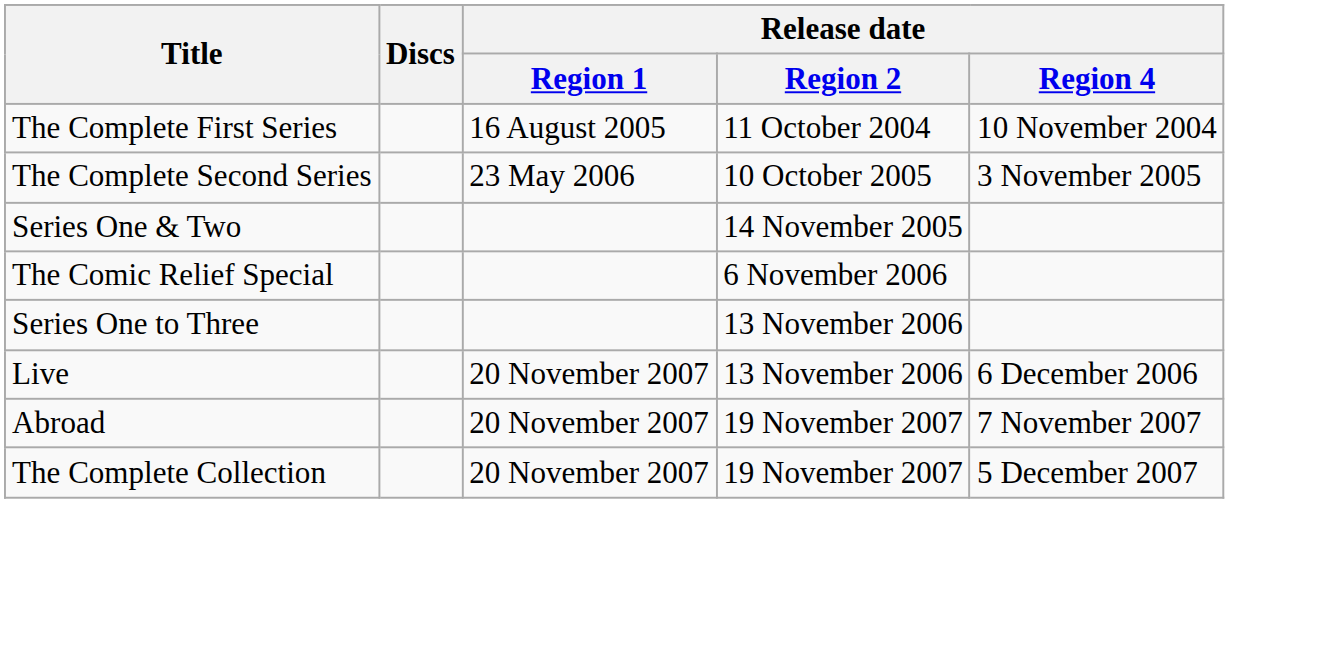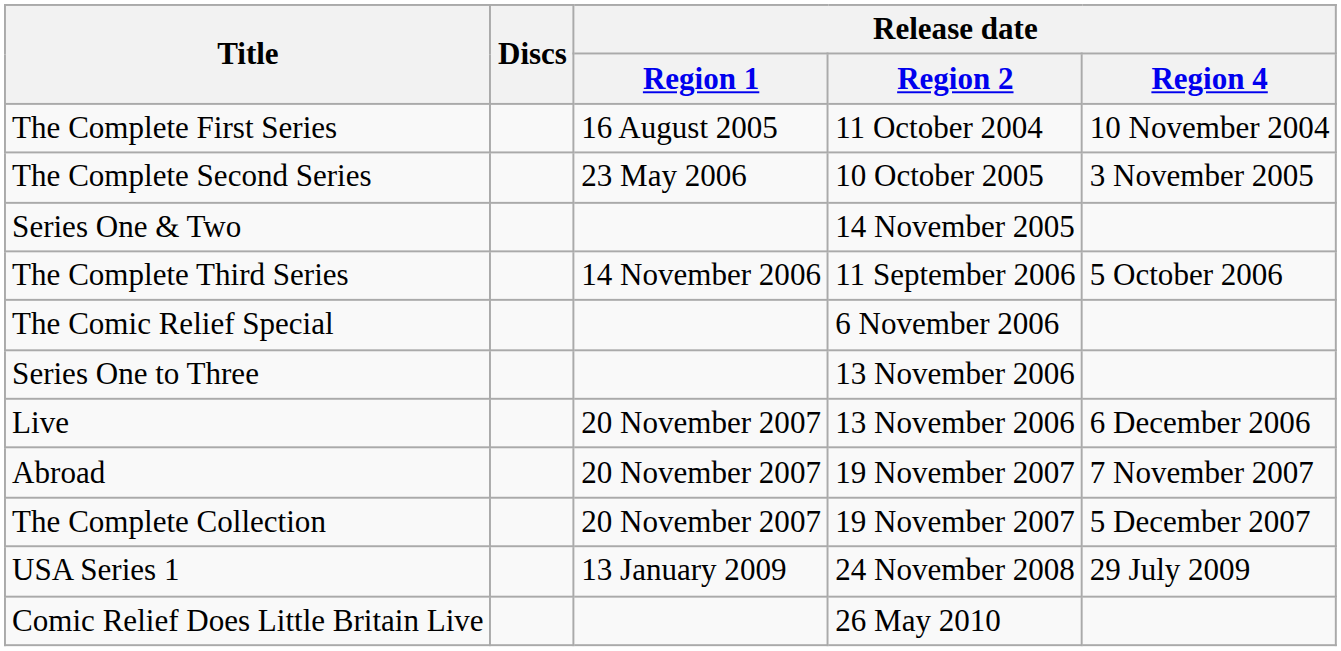+ row: (180, 275)
+ row: (96, 570)
+ row: (248, 619)
